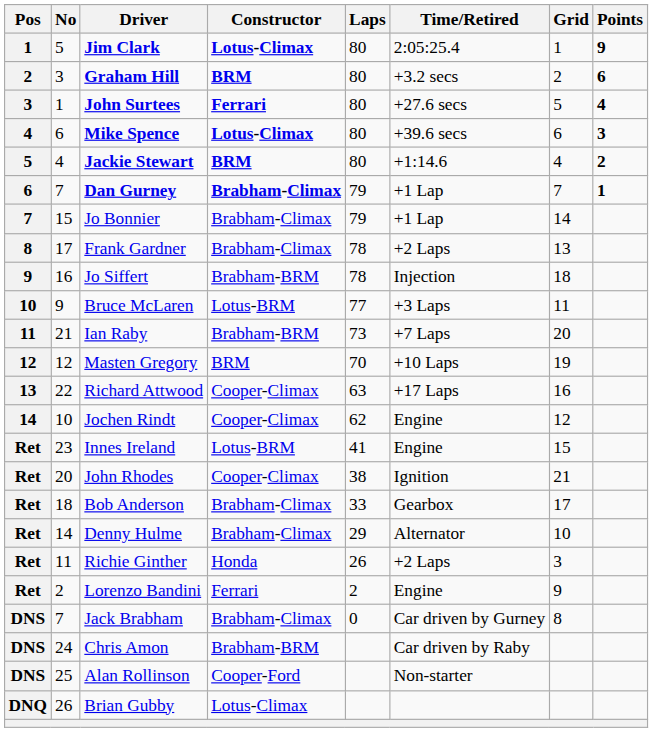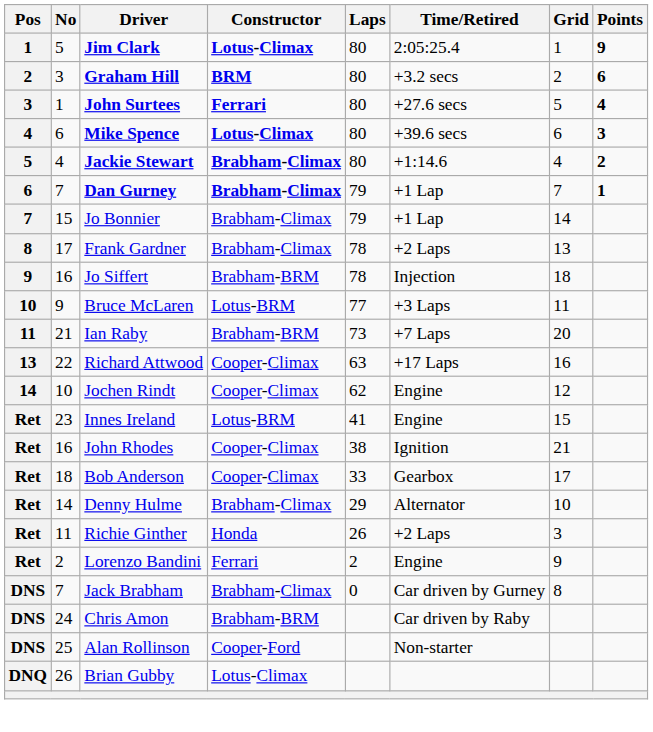(231, 161) BRM -> (276, 161) Brabham-Climax
- row: (141, 361)
(64, 476) 20 -> (64, 447) 16
(271, 504) Brabham-Climax -> (265, 476) Cooper-Climax
